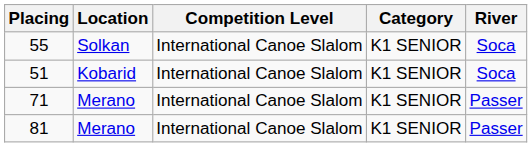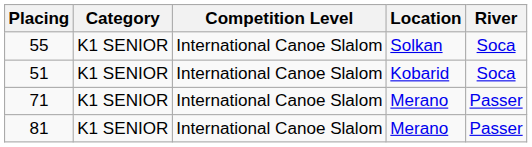columns swapped: (416, 17) <-> (113, 17)
